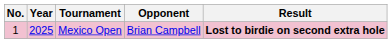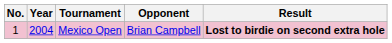(41, 30) 2025 -> (41, 30) 2004
